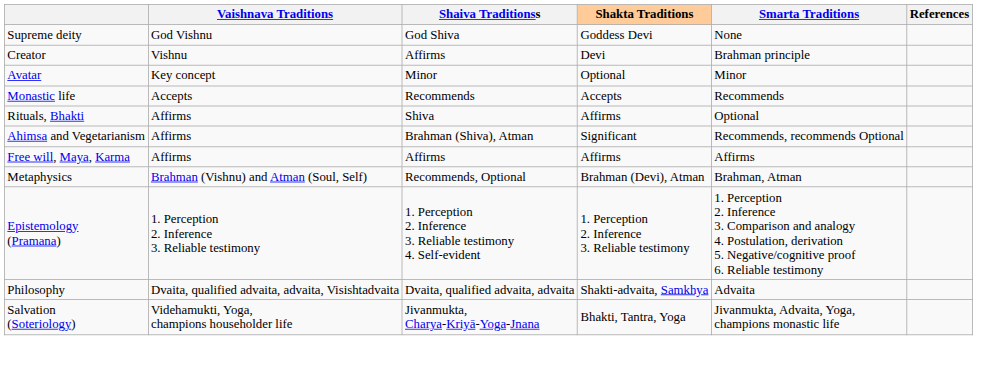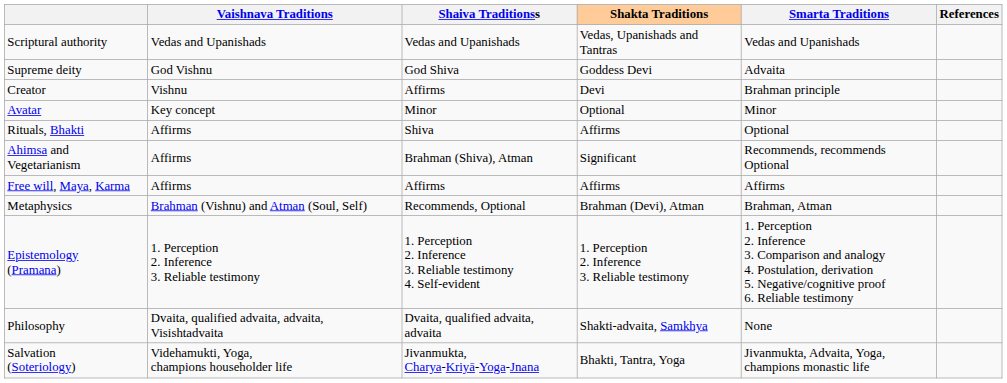+ row: (57, 42)
(728, 34) None -> (765, 69) Advaita
- row: (41, 95)
(735, 289) Advaita -> (758, 325) None
